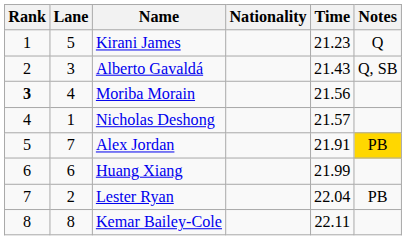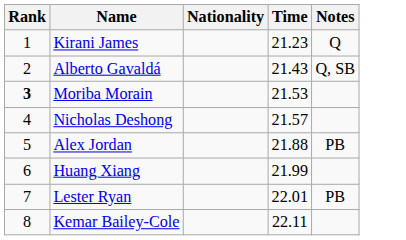- column: (71, 17)
(332, 94) 21.56 -> (290, 94) 21.53
(332, 145) 21.91 -> (290, 145) 21.88
(378, 145) gold background -> (335, 145) no background
(332, 196) 22.04 -> (290, 196) 22.01
